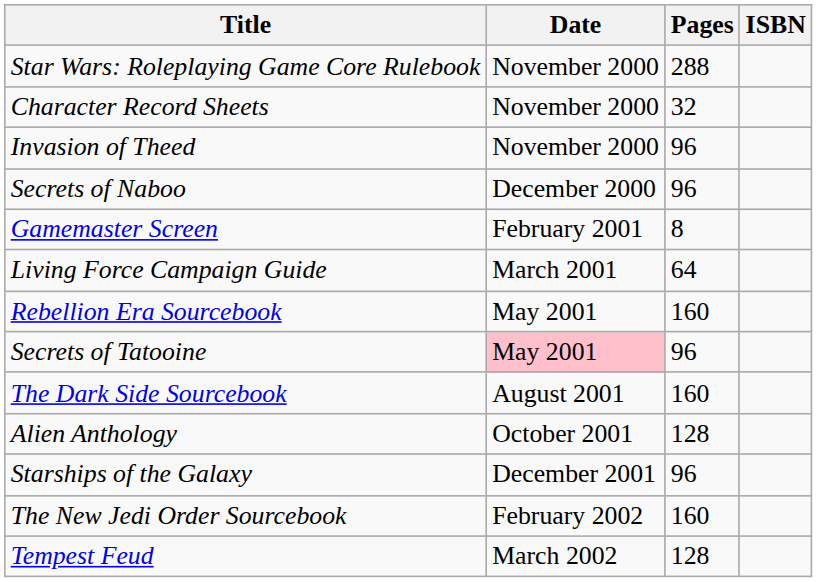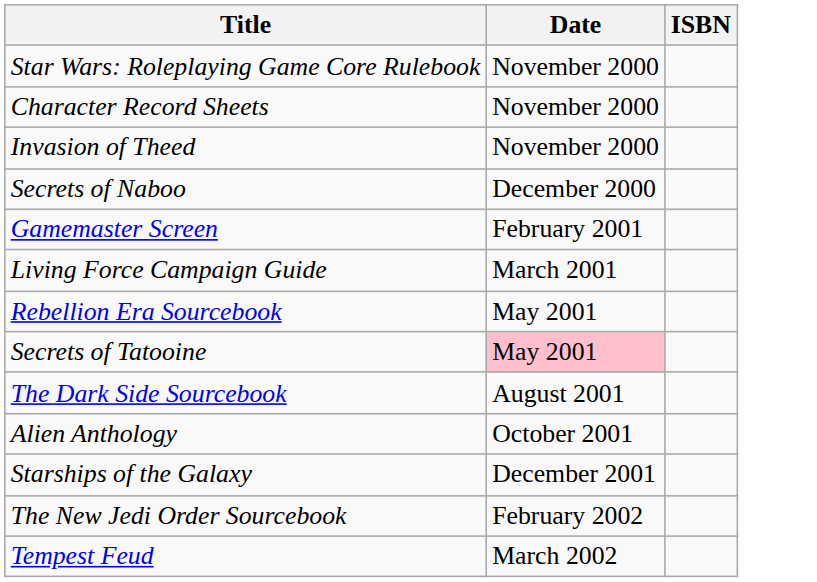- column: (702, 24)
